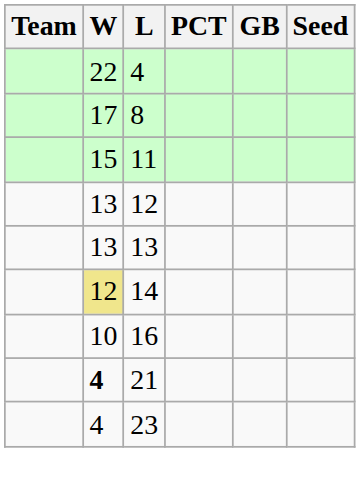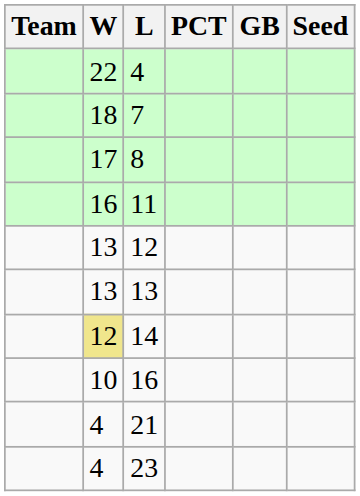+ row: (137, 114)
(104, 159) 15 -> (104, 203) 16
(97, 379) bold -> (97, 423) normal
